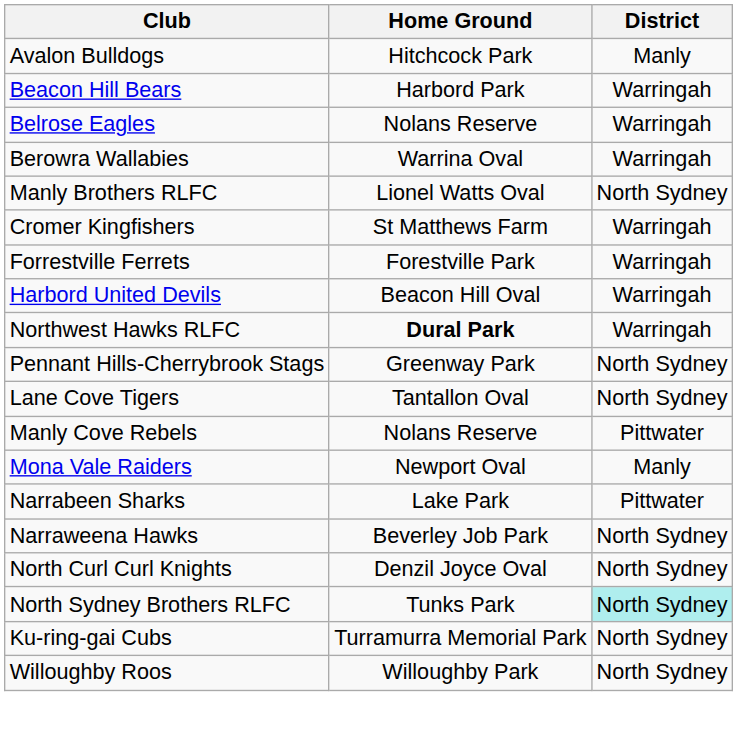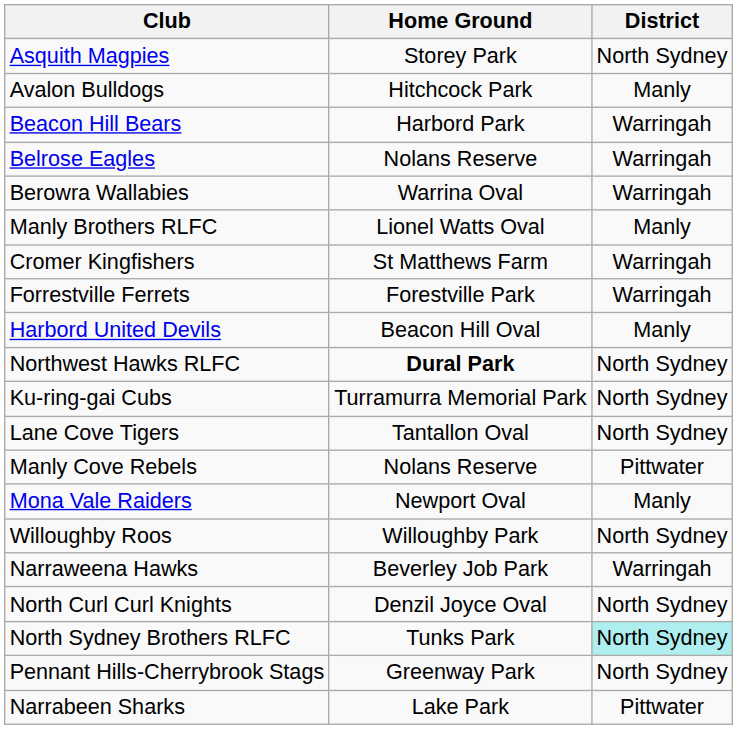+ row: (90, 55)
(662, 192) North Sydney -> (662, 227) Manly
(662, 295) Warringah -> (662, 329) Manly
(662, 329) Warringah -> (662, 364) North Sydney
rows swapped: (91, 638) <-> (167, 364)
rows swapped: (97, 501) <-> (91, 672)
(662, 535) North Sydney -> (662, 569) Warringah
